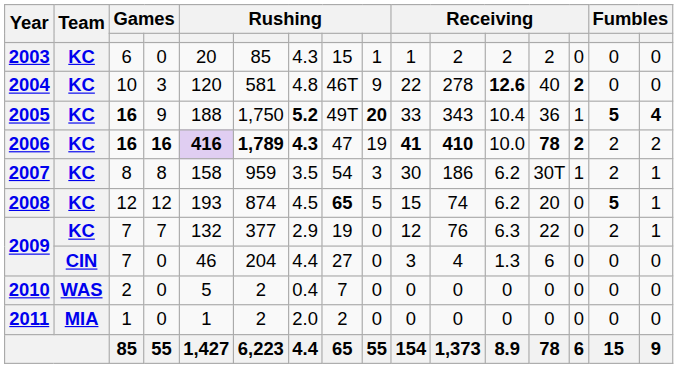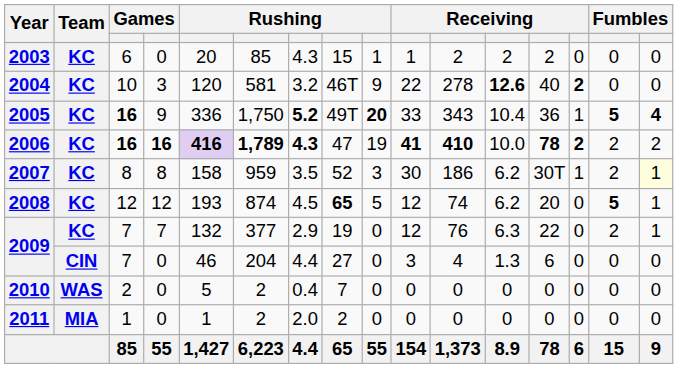(305, 85) 4.8 -> (305, 85) 3.2
(206, 115) 188 -> (206, 115) 336
(342, 173) 54 -> (342, 173) 52
(656, 173) no background -> (656, 173) lightyellow background
(411, 202) 15 -> (411, 202) 12
